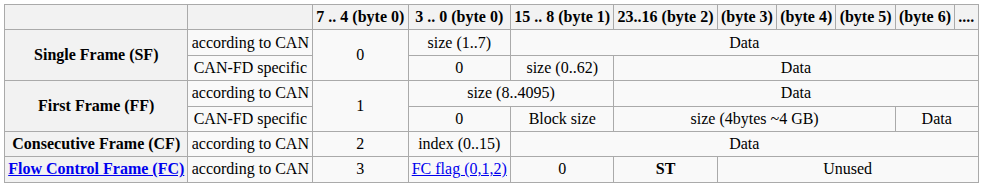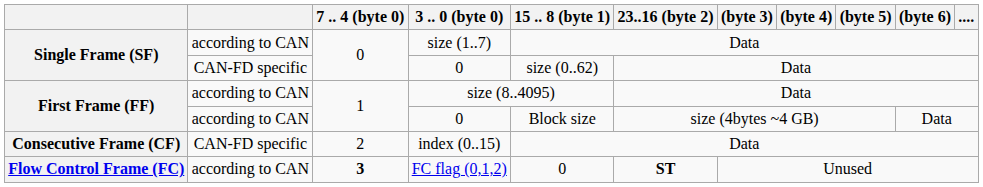(250, 118) CAN-FD specific -> (250, 118) according to CAN
(250, 144) according to CAN -> (250, 144) CAN-FD specific
(360, 169) normal -> (360, 169) bold
